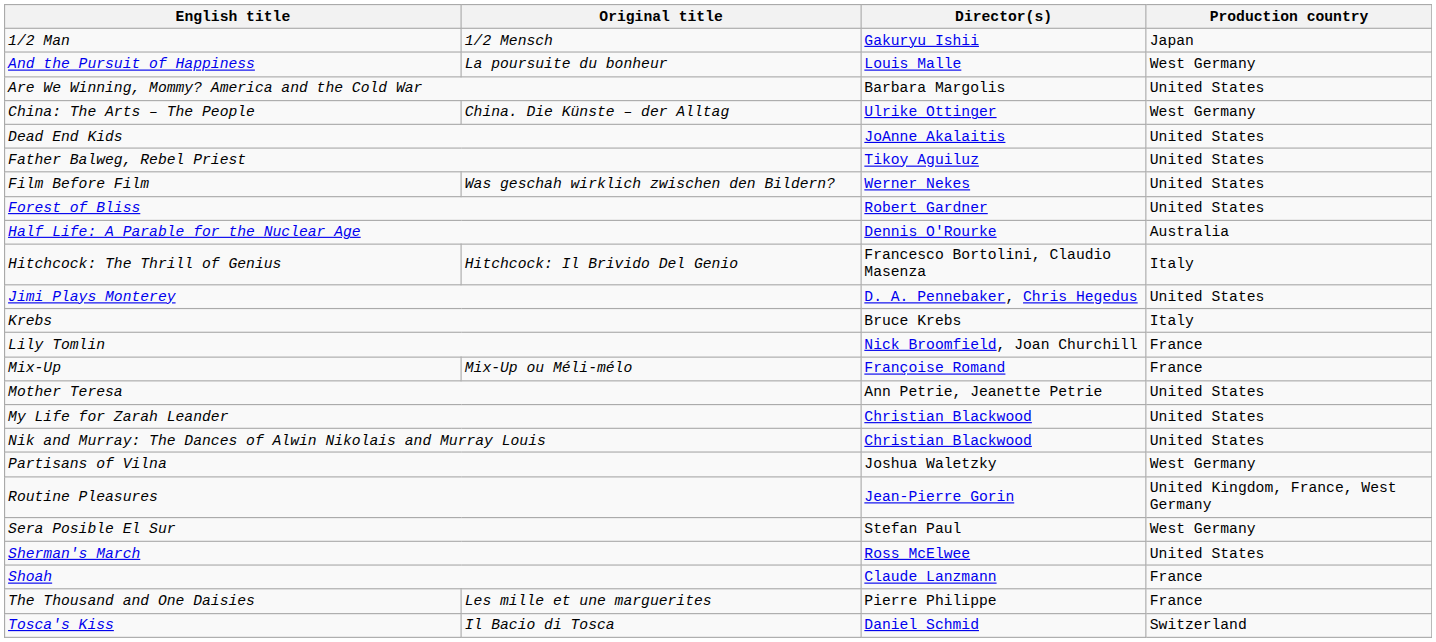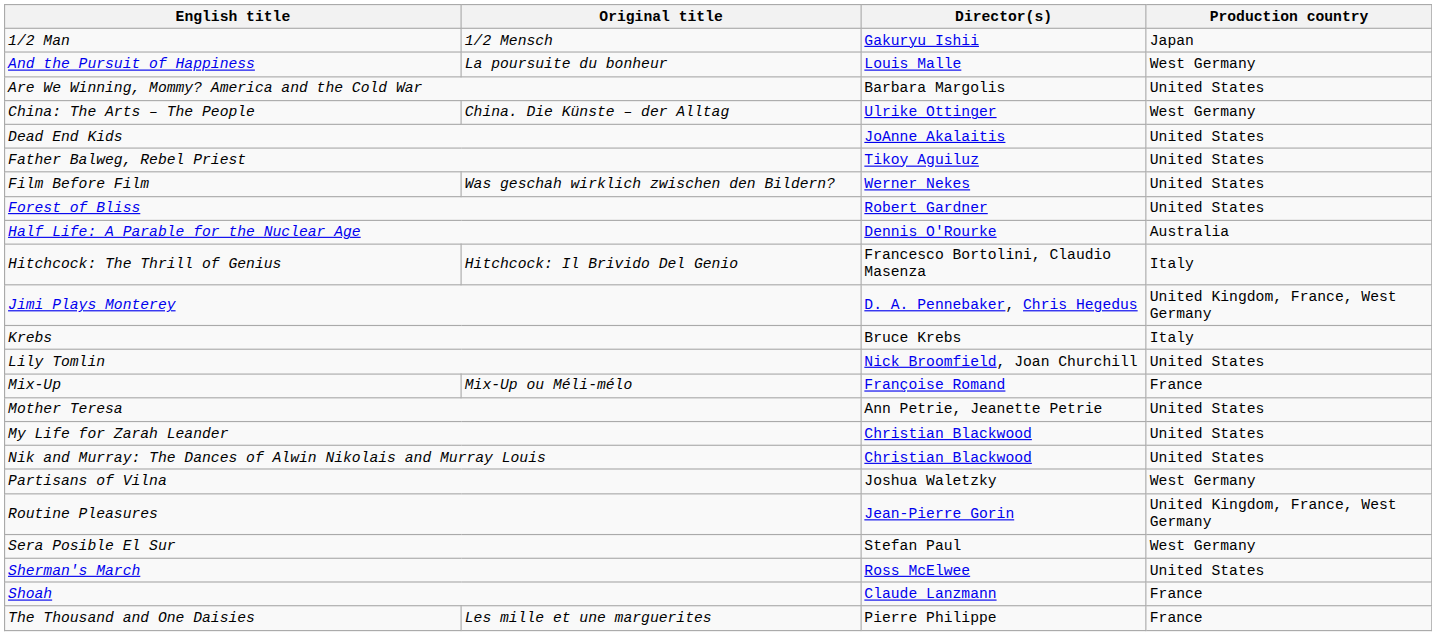(1207, 297) United States -> (1273, 305) United Kingdom, France, West Germany
(1176, 345) France -> (1207, 362) United States
- row: (61, 625)
